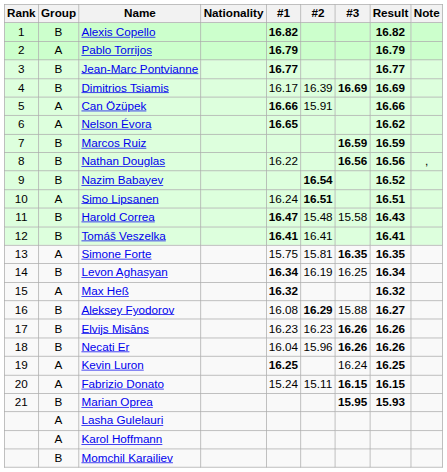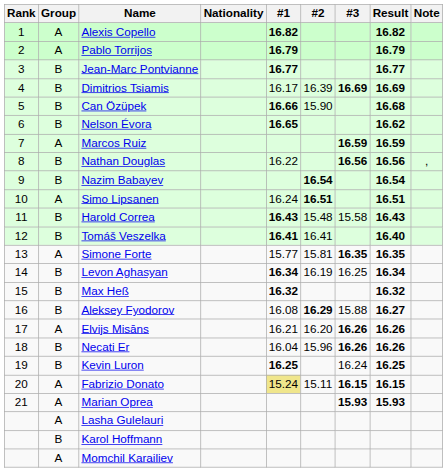(59, 32) B -> (59, 32) A
(59, 106) A -> (59, 106) B
(318, 106) 15.91 -> (318, 106) 15.90
(390, 106) 16.66 -> (390, 106) 16.68
(59, 124) A -> (59, 124) B
(59, 143) B -> (59, 143) A
(390, 180) 16.52 -> (390, 180) 16.54
(283, 217) 16.47 -> (283, 217) 16.43
(390, 236) 16.41 -> (390, 236) 16.40
(283, 254) 15.75 -> (283, 254) 15.77
(59, 291) A -> (59, 291) B
(59, 328) B -> (59, 328) A
(283, 328) 16.23 -> (283, 328) 16.21
(318, 328) 16.23 -> (318, 328) 16.20
(59, 365) A -> (59, 365) B
(283, 384) no background -> (283, 384) khaki background
(59, 402) B -> (59, 402) A
(353, 402) 15.95 -> (353, 402) 15.93
(59, 439) A -> (59, 439) B
(59, 458) B -> (59, 458) A
